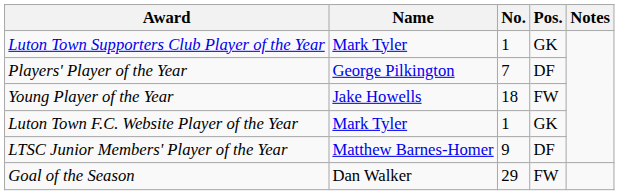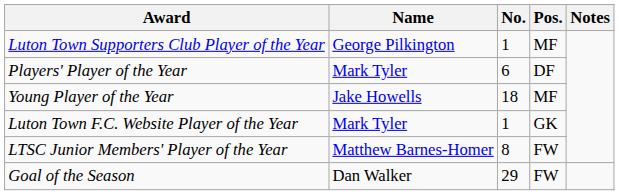(370, 44) Mark Tyler -> (393, 44) George Pilkington
(546, 44) GK -> (546, 44) MF
(393, 70) George Pilkington -> (370, 70) Mark Tyler
(505, 70) 7 -> (505, 70) 6
(546, 96) FW -> (546, 96) MF
(505, 149) 9 -> (505, 149) 8
(544, 149) DF -> (546, 149) FW
